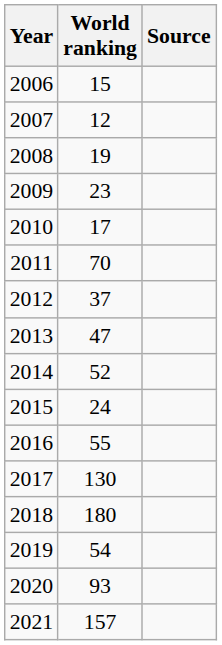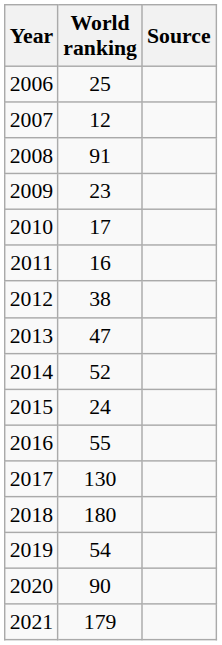(100, 84) 15 -> (100, 84) 25
(100, 155) 19 -> (100, 155) 91
(100, 263) 70 -> (100, 263) 16
(100, 299) 37 -> (100, 299) 38
(100, 585) 93 -> (100, 585) 90
(100, 621) 157 -> (100, 621) 179
